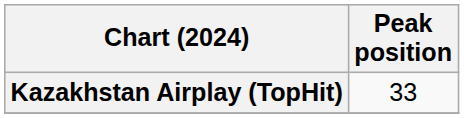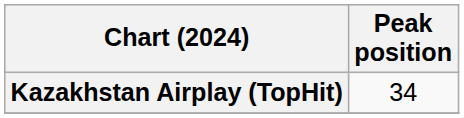(403, 92) 33 -> (403, 92) 34
